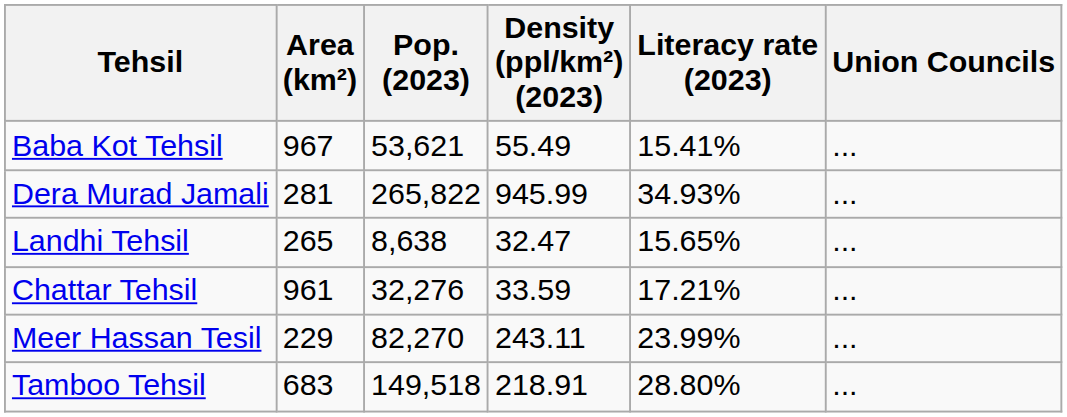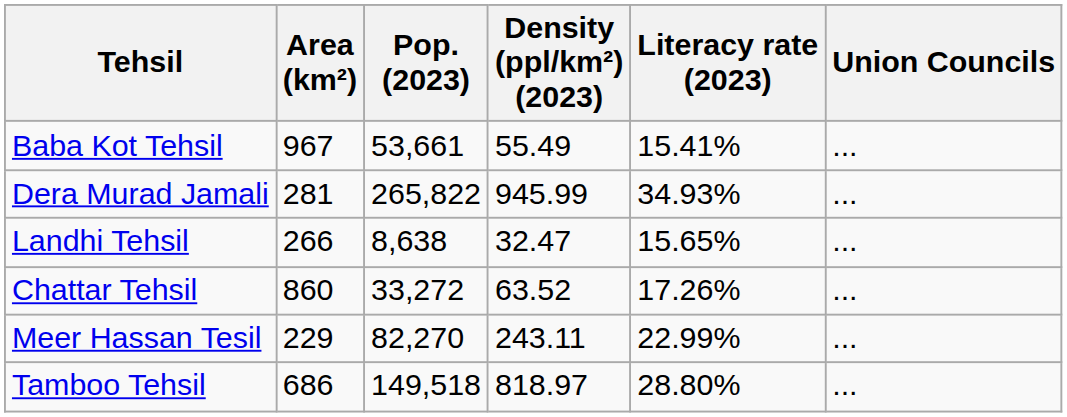(418, 145) 53,621 -> (418, 145) 53,661
(308, 241) 265 -> (308, 241) 266
(308, 289) 961 -> (308, 289) 860
(418, 289) 32,276 -> (418, 289) 33,272
(533, 289) 33.59 -> (533, 289) 63.52
(689, 289) 17.21% -> (689, 289) 17.26%
(689, 338) 23.99% -> (689, 338) 22.99%
(308, 386) 683 -> (308, 386) 686
(541, 386) 218.91 -> (541, 386) 818.97
